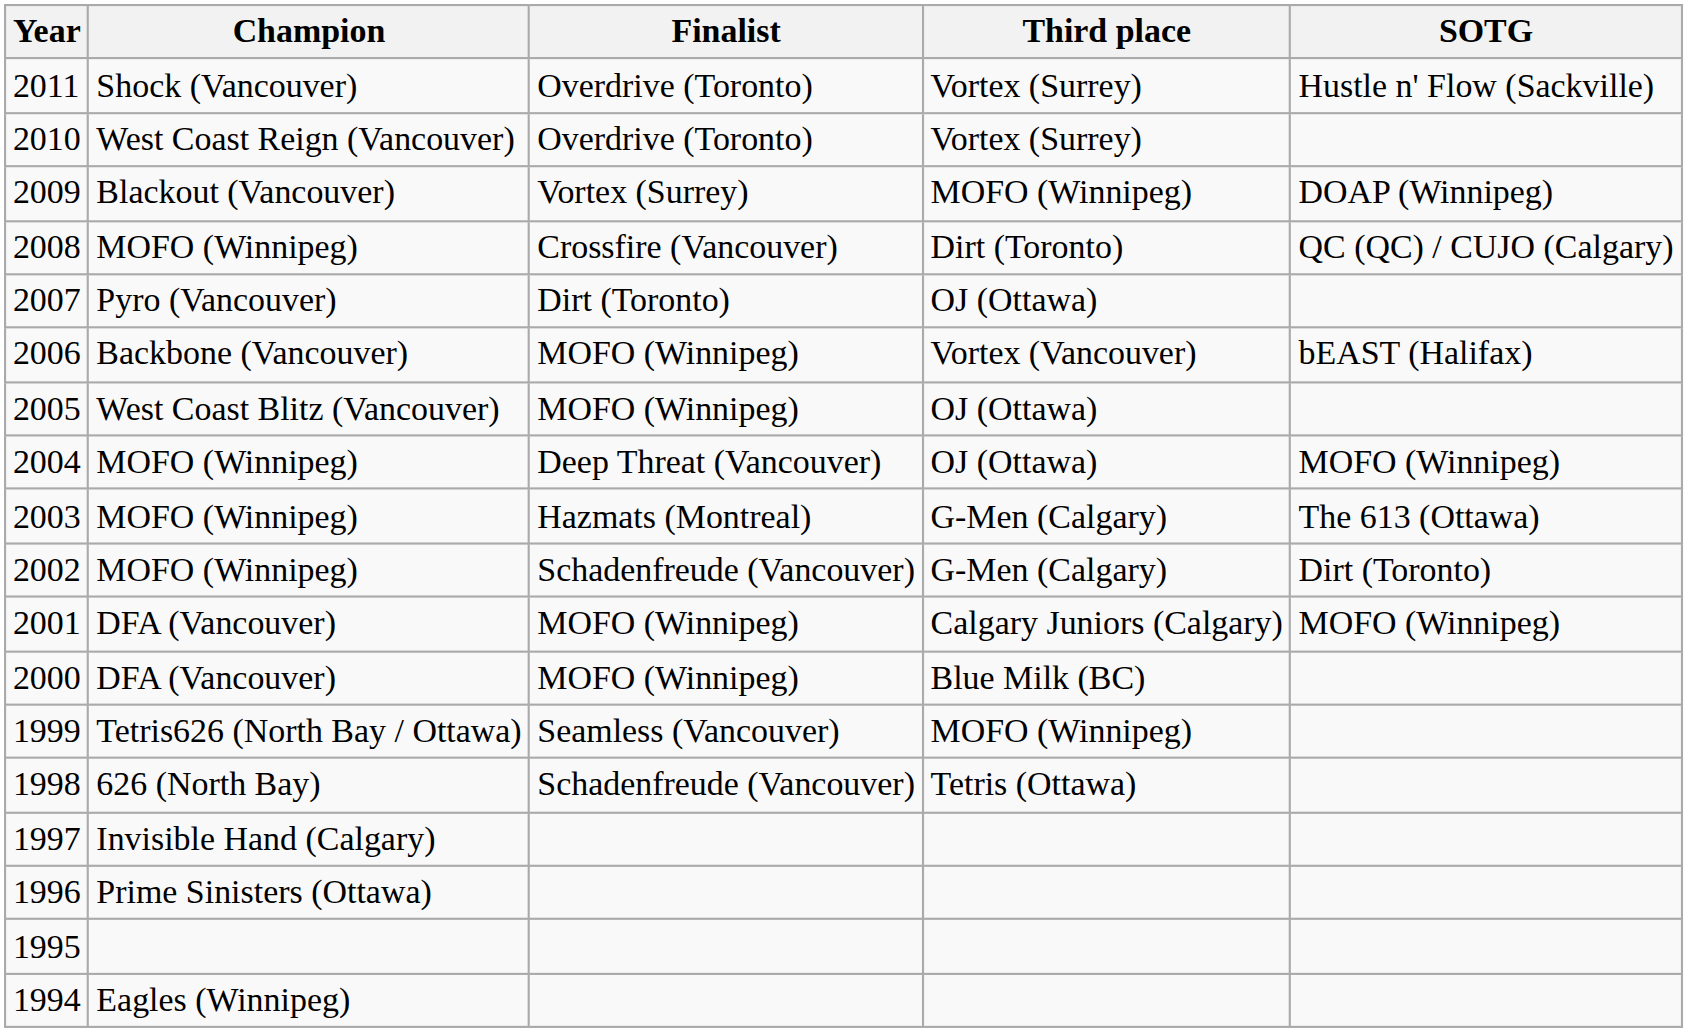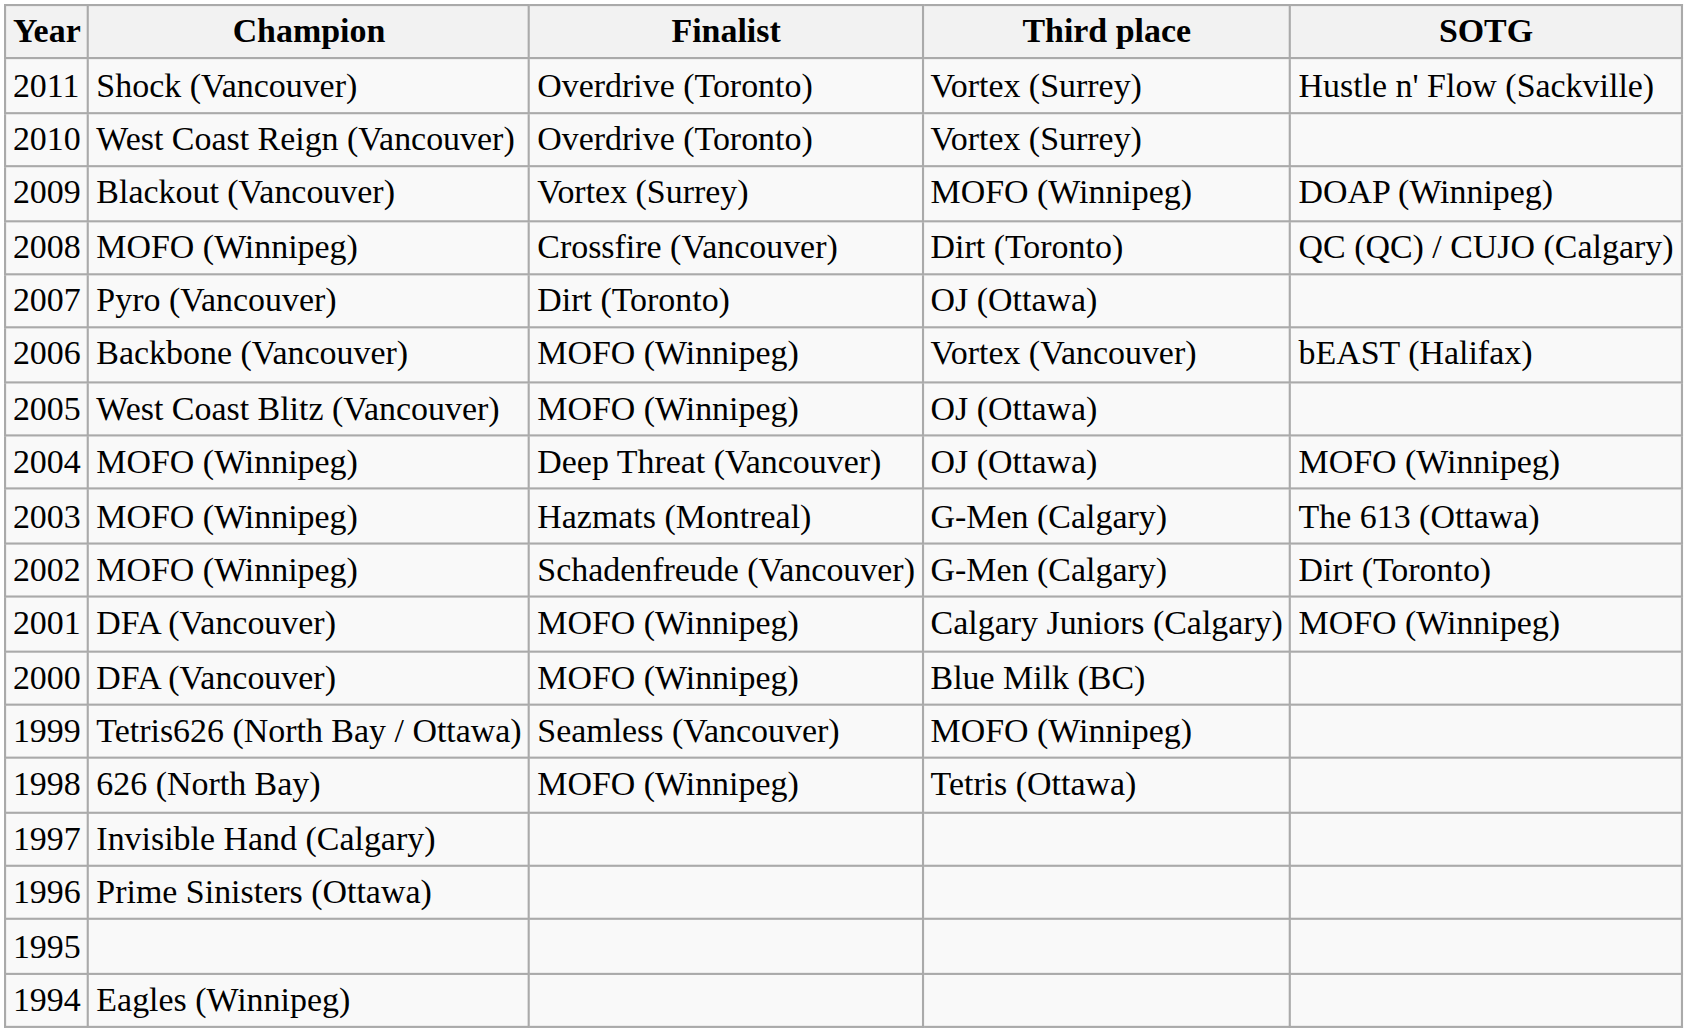(726, 784) Schadenfreude (Vancouver) -> (668, 784) MOFO (Winnipeg)
